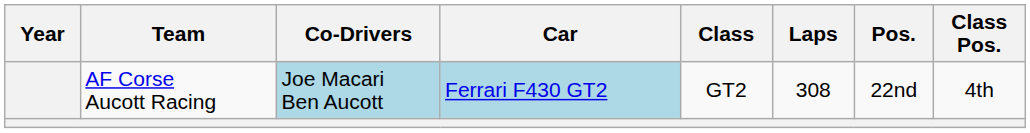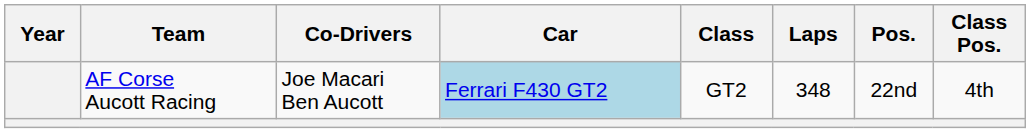(333, 90) lightblue background -> (333, 90) no background
(813, 90) 308 -> (813, 90) 348
